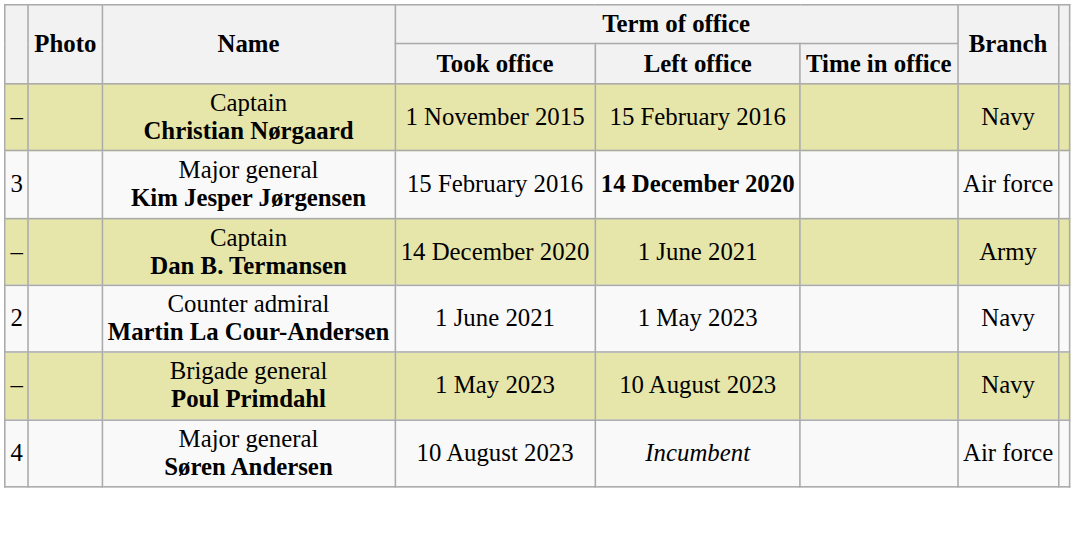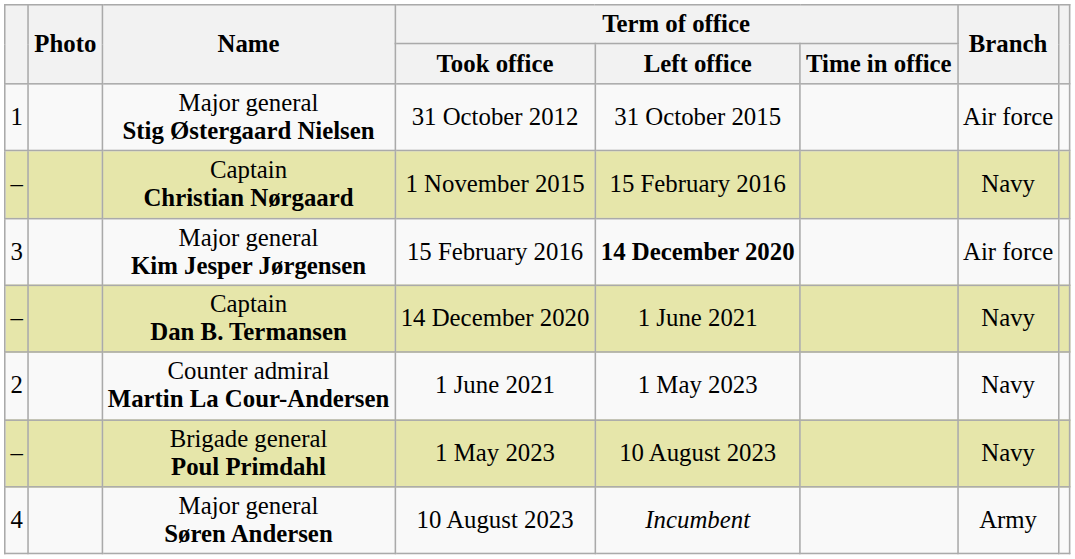+ row: (249, 116)
(1008, 251) Army -> (1008, 318) Navy
(1008, 452) Air force -> (1008, 520) Army
